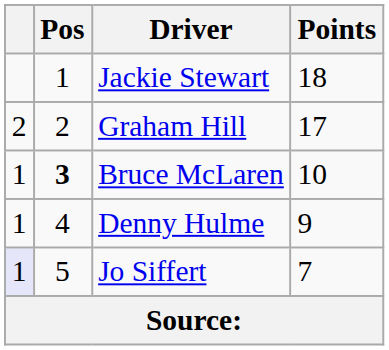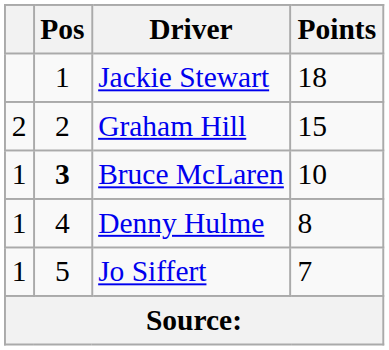(312, 126) 17 -> (312, 126) 15
(305, 223) 9 -> (305, 223) 8
(19, 272) lavender background -> (19, 272) no background
